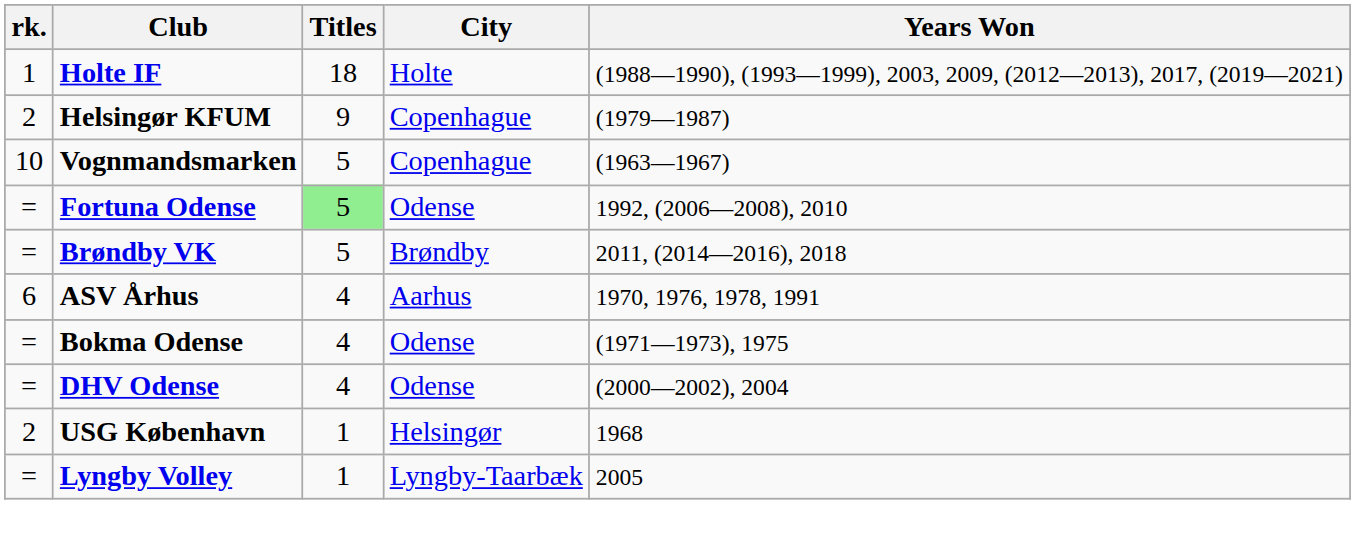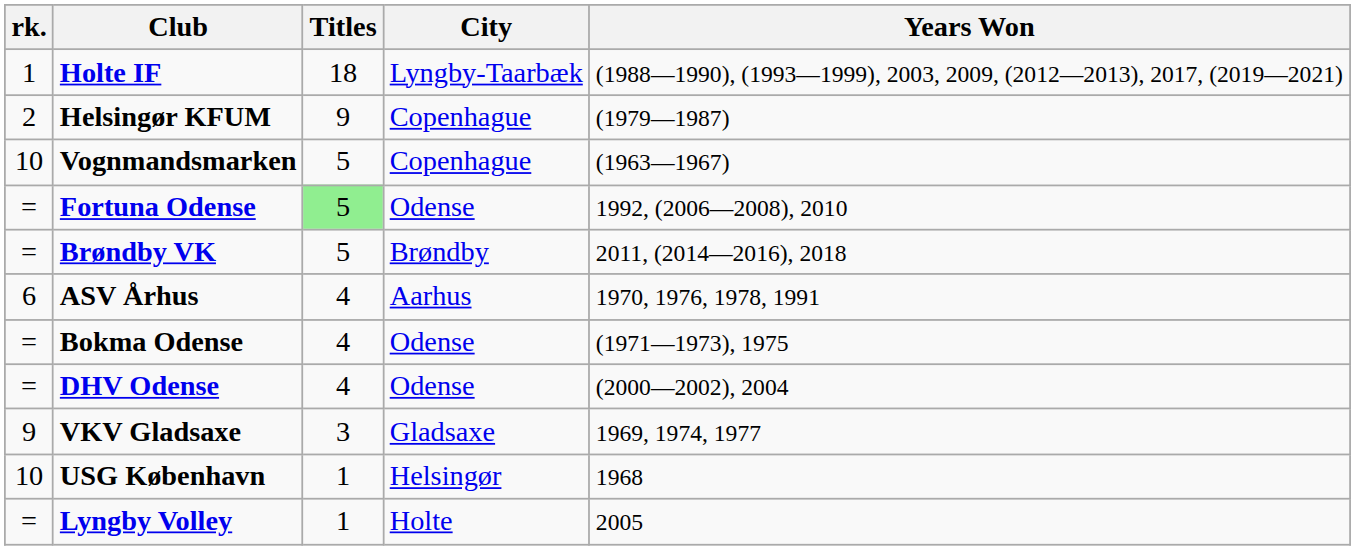(421, 71) Holte -> (486, 71) Lyngby-Taarbæk
+ row: (150, 431)
(29, 431) 2 -> (29, 476) 10
(486, 476) Lyngby-Taarbæk -> (421, 521) Holte
